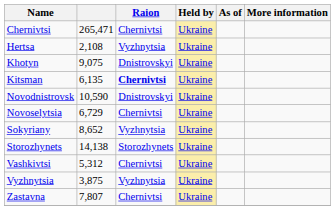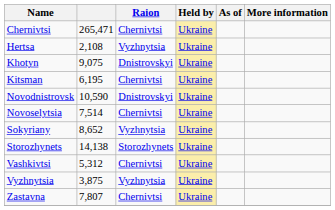(91, 79) 6,135 -> (91, 79) 6,195
(142, 79) bold -> (140, 79) normal
(91, 113) 6,729 -> (91, 113) 7,514
